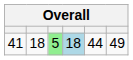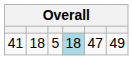(55, 44) lightgreen background -> (55, 44) no background
(95, 44) 44 -> (95, 44) 47
